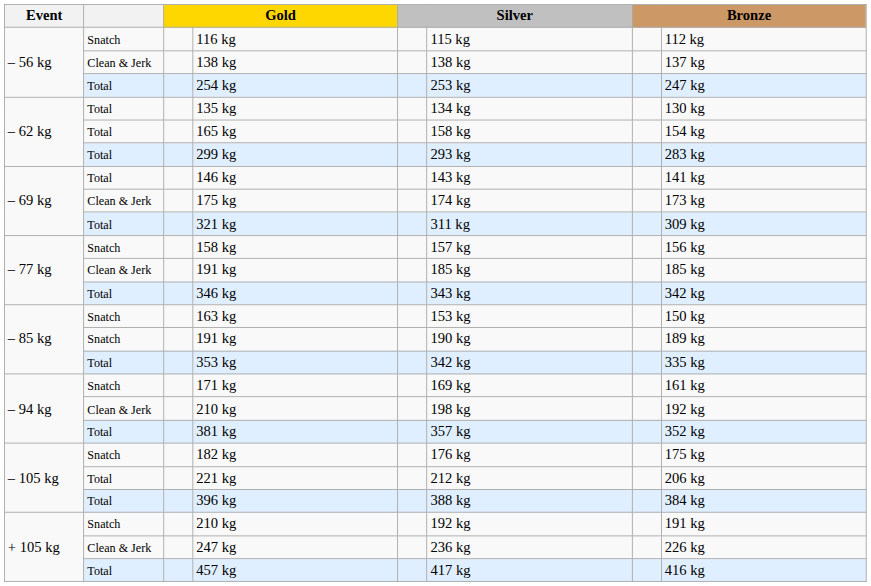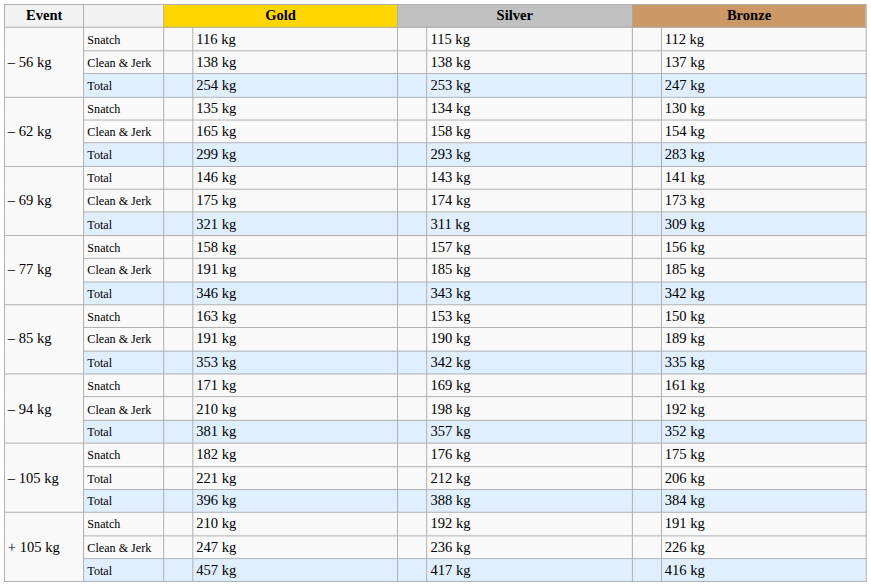(100, 109) Total -> (104, 109) Snatch
(100, 132) Total -> (119, 132) Clean & Jerk
(104, 340) Snatch -> (119, 340) Clean & Jerk
